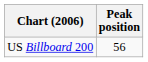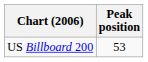(119, 47) 56 -> (119, 47) 53
